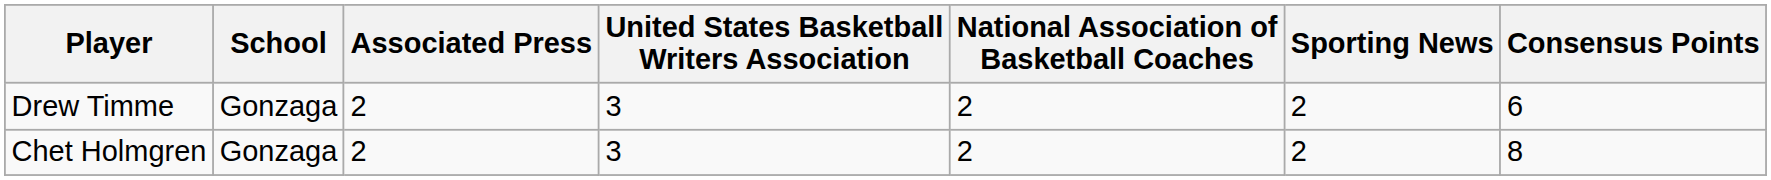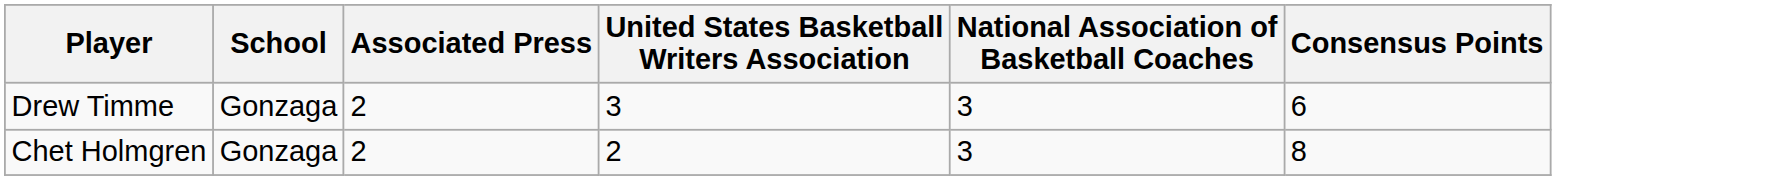- column: (1392, 43)
(965, 105) 2 -> (965, 105) 3
(613, 151) 3 -> (613, 151) 2
(965, 151) 2 -> (965, 151) 3
